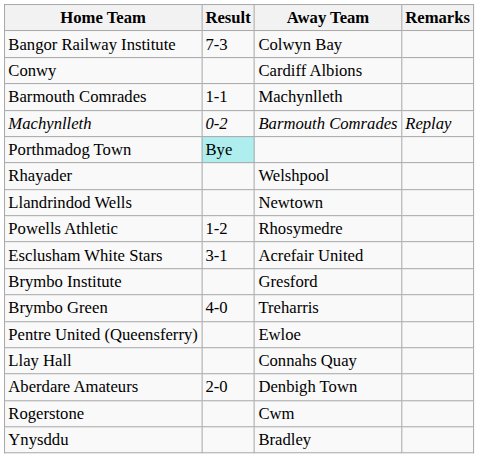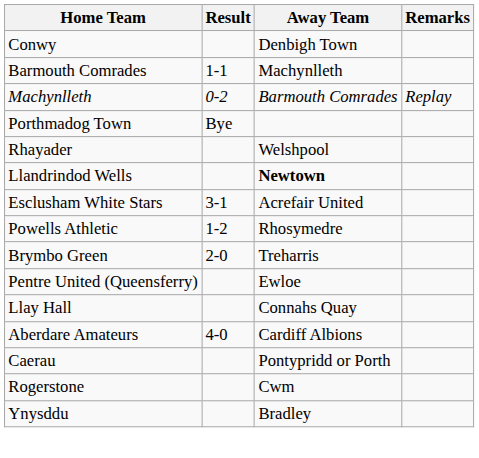- row: (92, 44)
(310, 70) Cardiff Albions -> (308, 44) Denbigh Town
(219, 149) paleturquoise background -> (219, 123) no background
(291, 202) normal -> (292, 176) bold
rows swapped: (85, 255) <-> (63, 228)
- row: (65, 281)
(217, 307) 4-0 -> (217, 255) 2-0
(217, 387) 2-0 -> (217, 334) 4-0
(308, 387) Denbigh Town -> (310, 334) Cardiff Albions
+ row: (32, 360)
